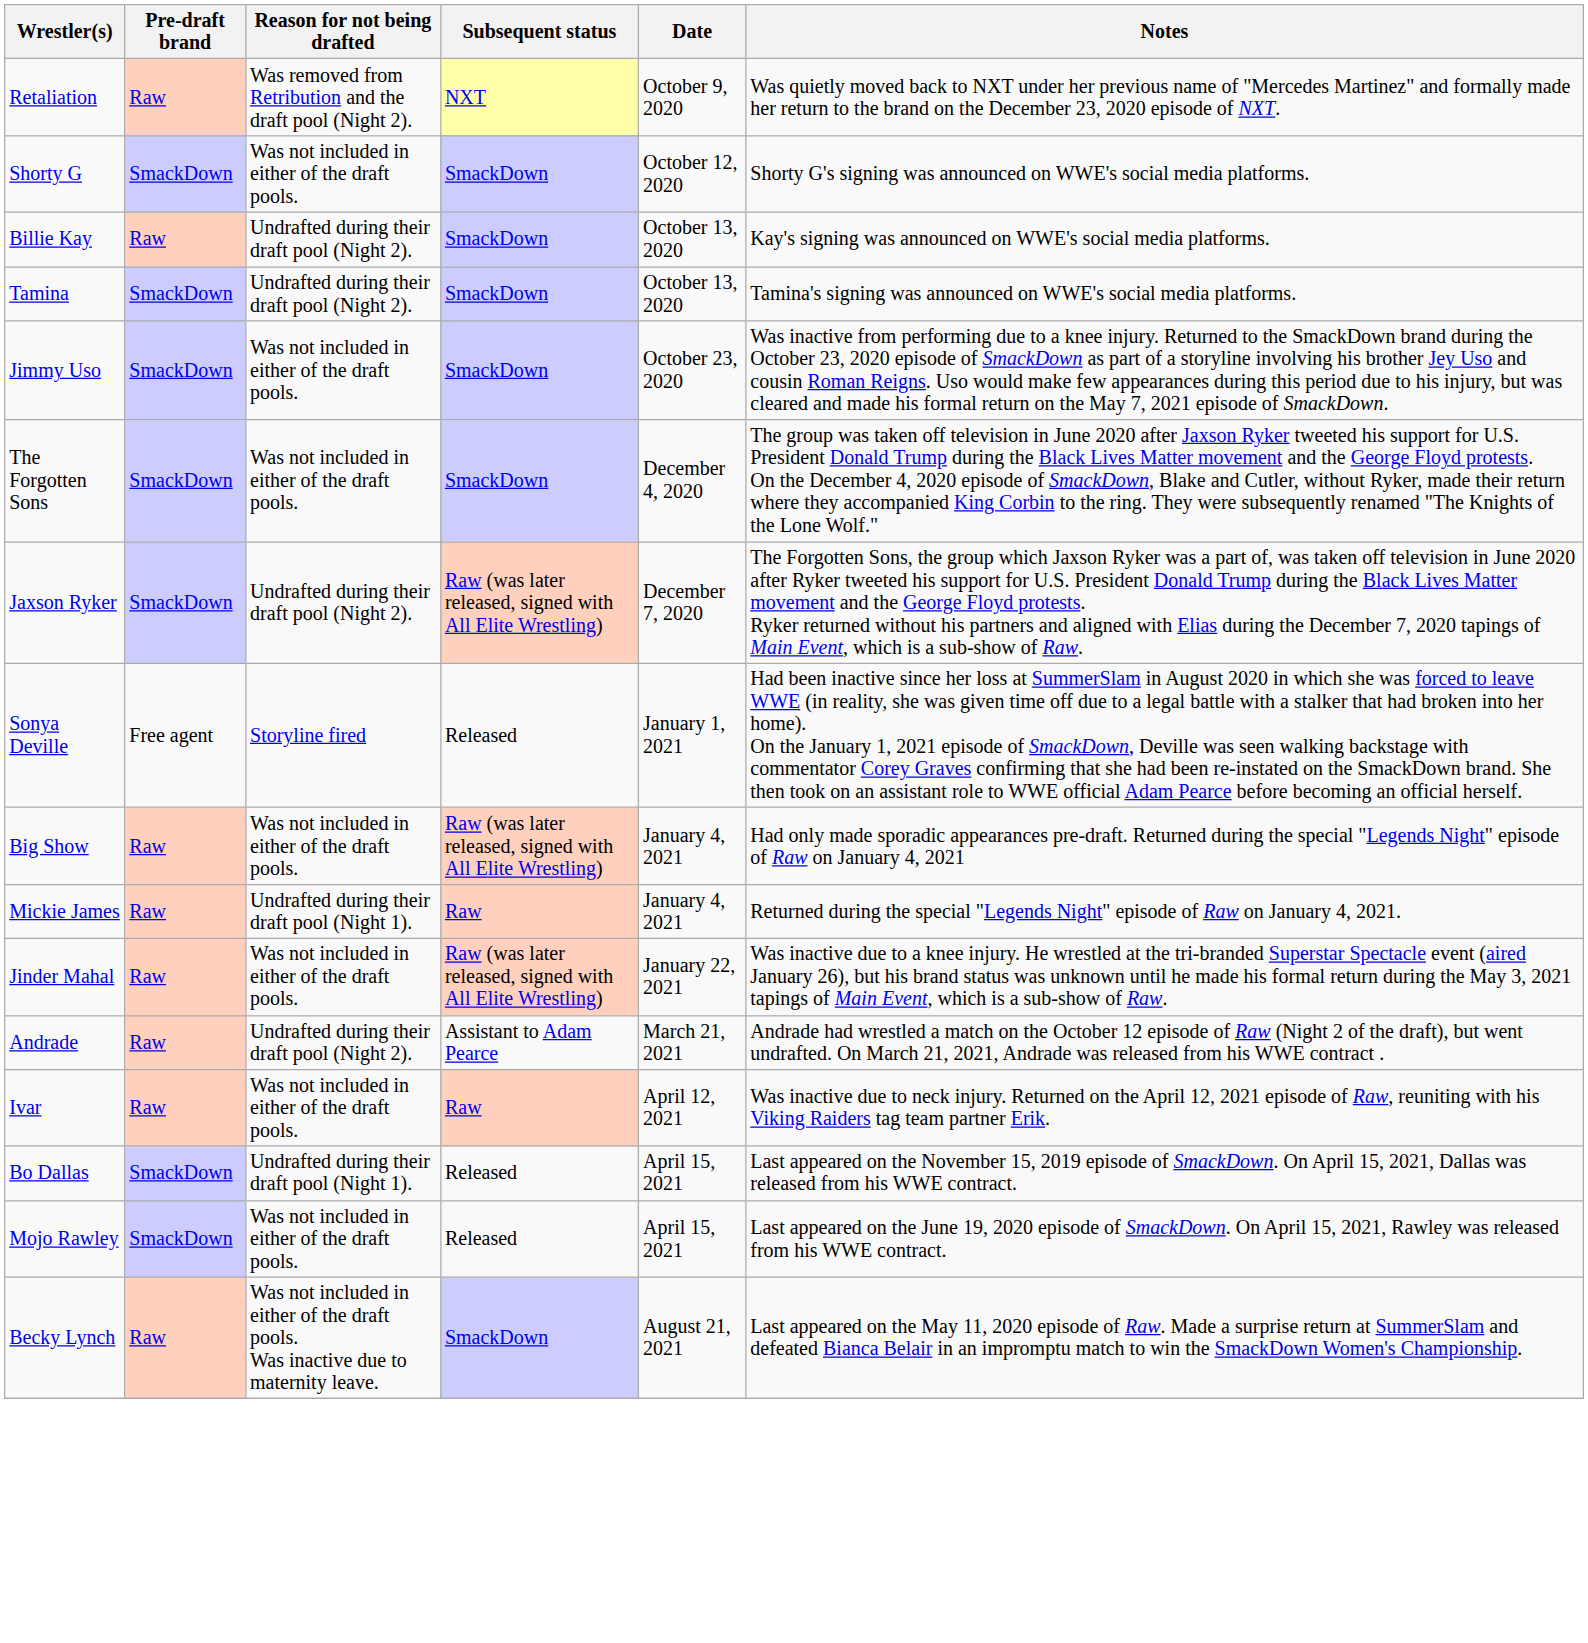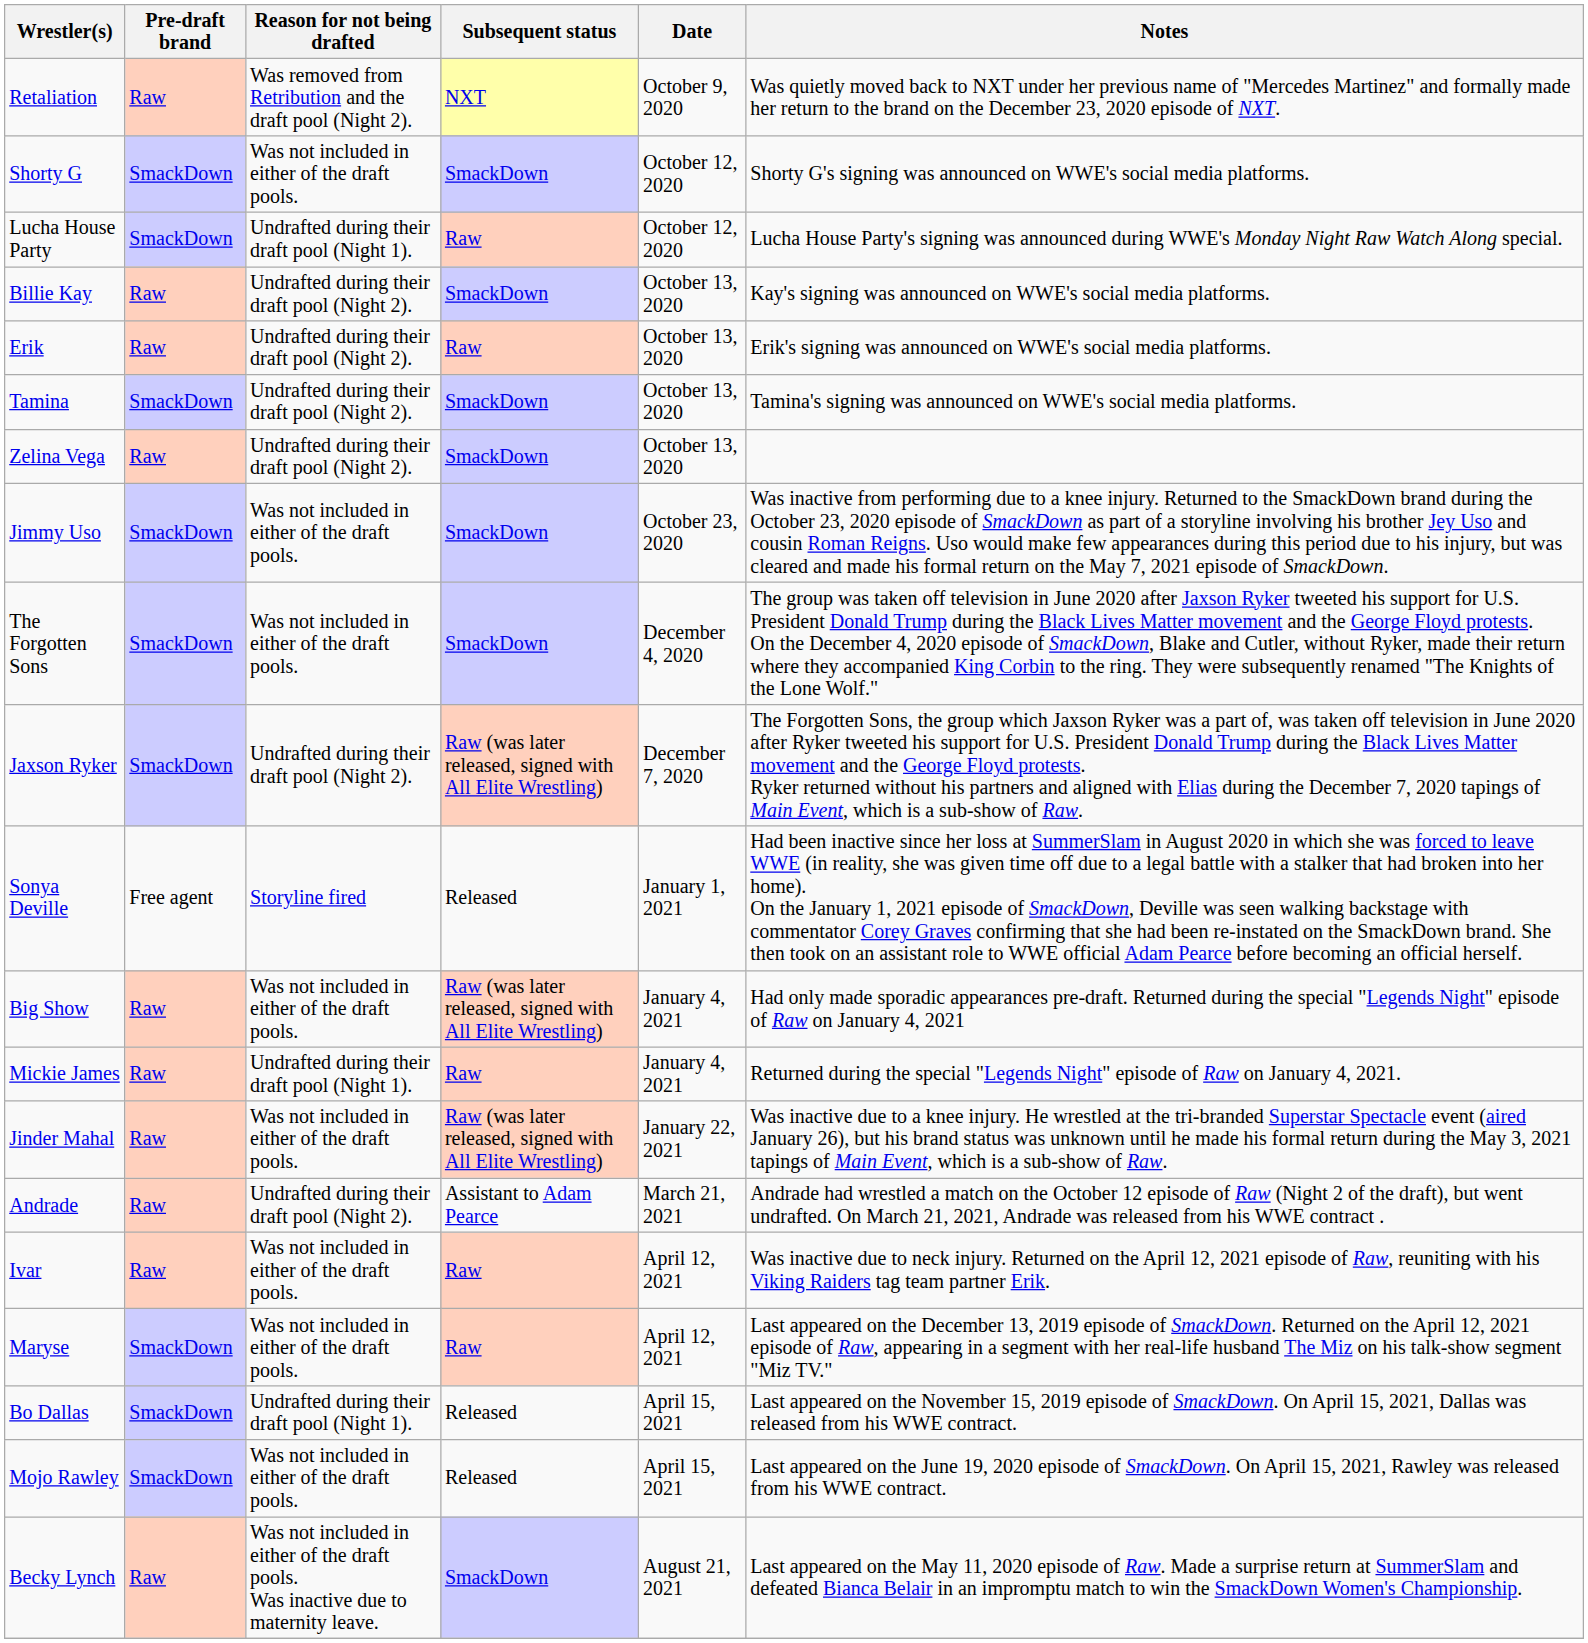+ row: (62, 239)
+ row: (26, 347)
+ row: (57, 456)
+ row: (39, 1347)
